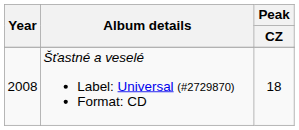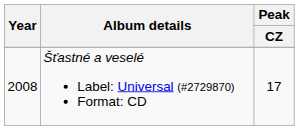(274, 86) 18 -> (274, 86) 17
